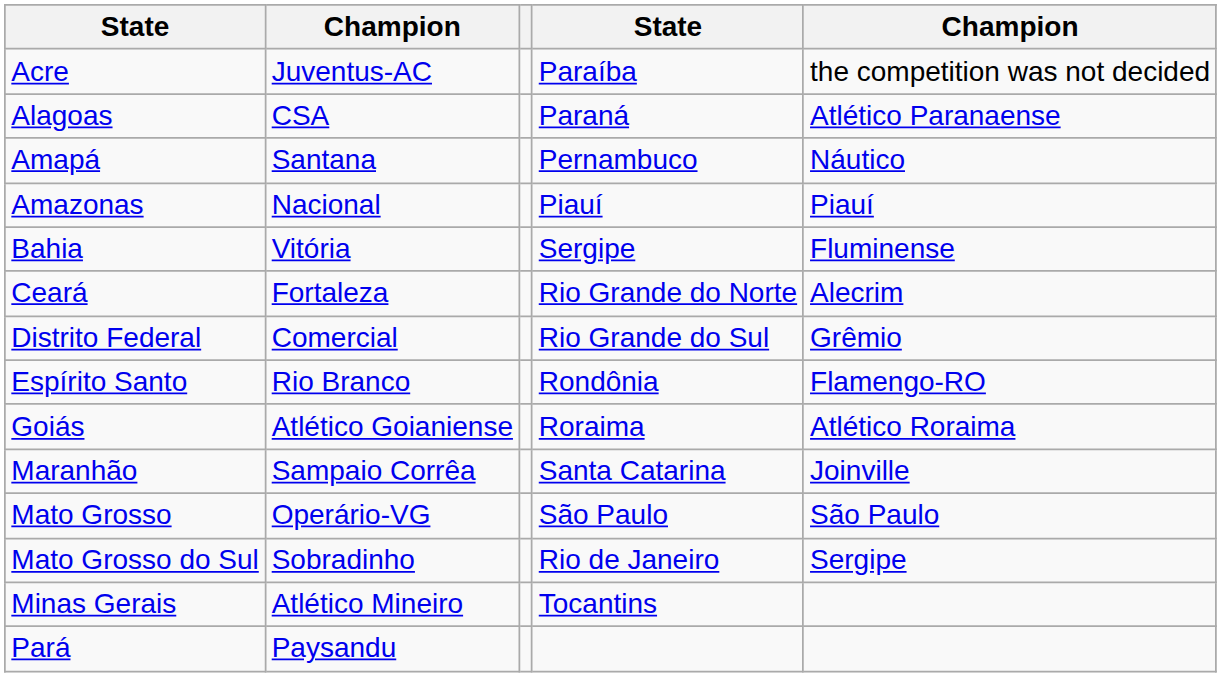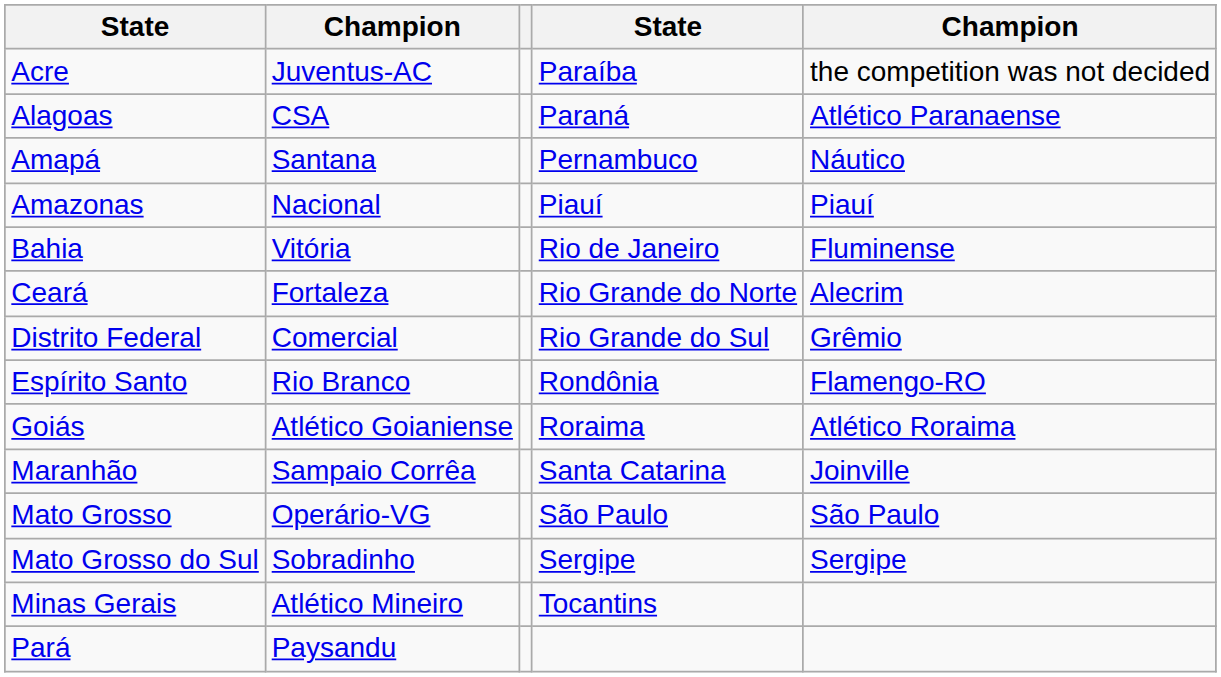(587, 248) Sergipe -> (629, 248) Rio de Janeiro
(629, 559) Rio de Janeiro -> (587, 559) Sergipe
